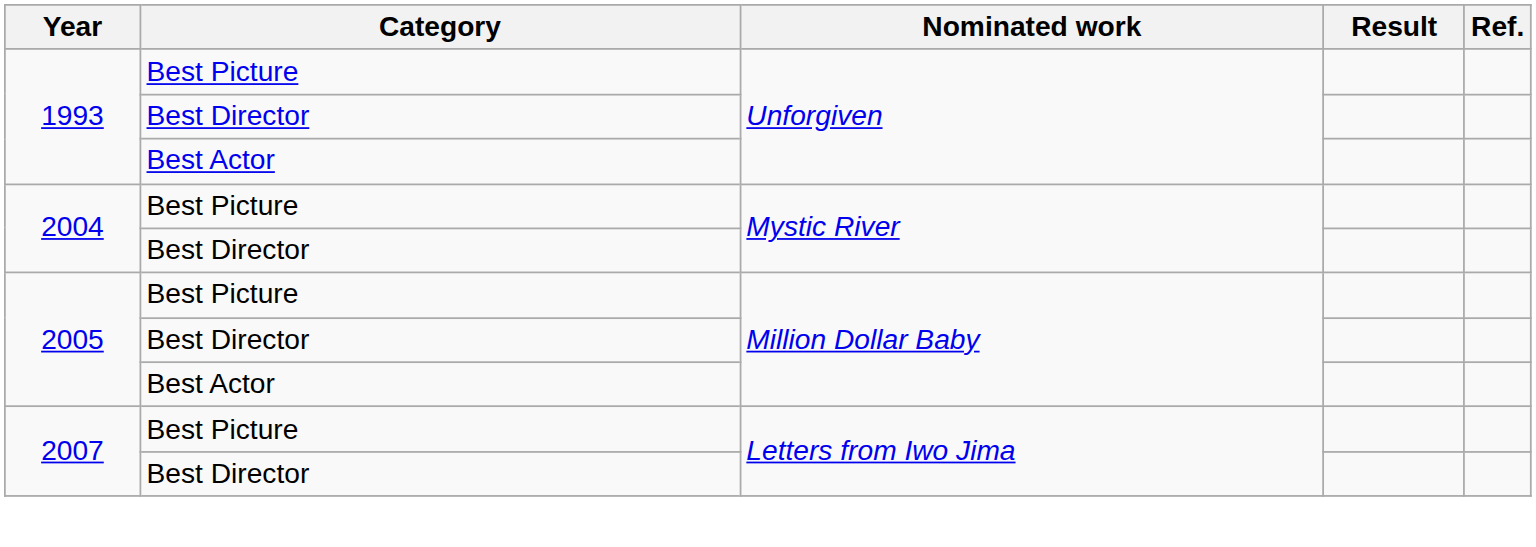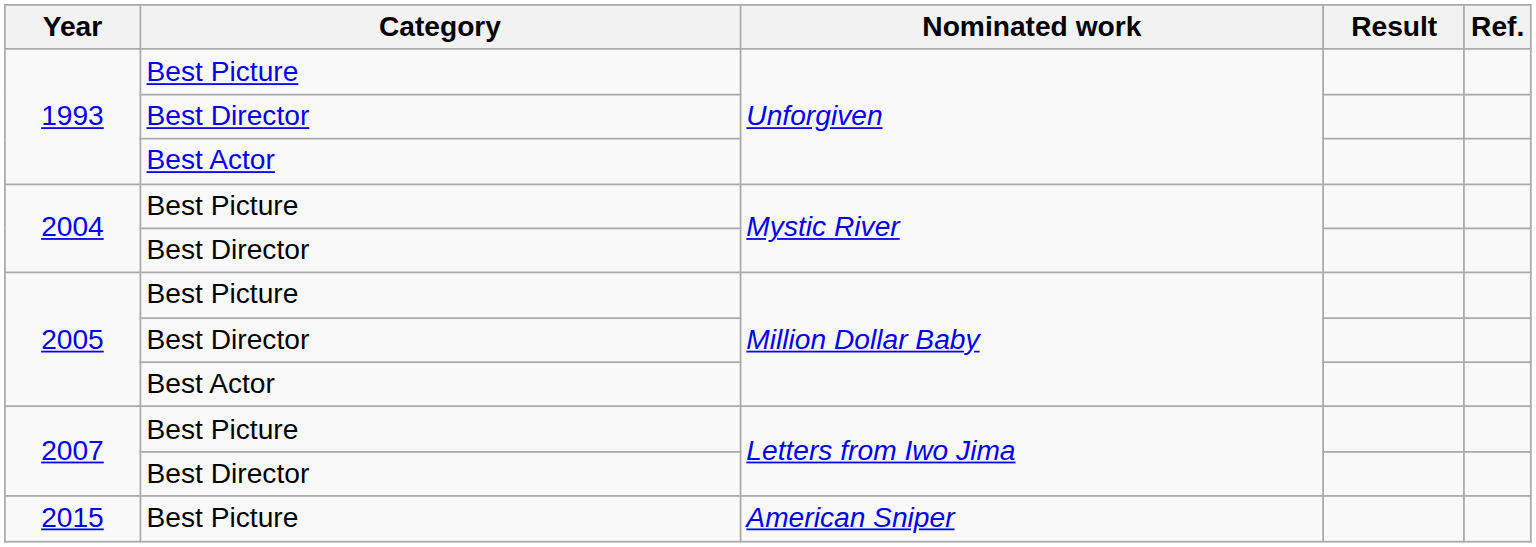+ row: (72, 518)
